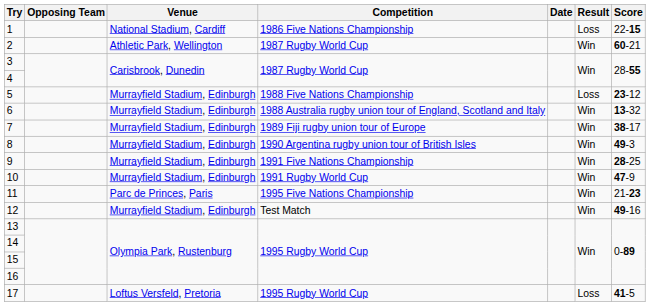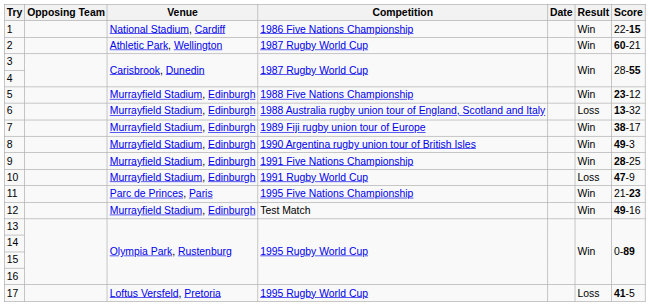(588, 29) Loss -> (586, 29) Win
(588, 95) Loss -> (586, 95) Win
(586, 111) Win -> (588, 111) Loss
(586, 177) Win -> (588, 177) Loss
